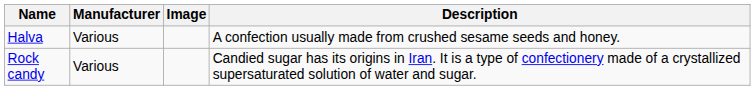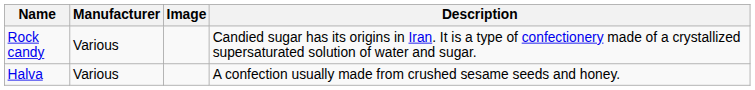rows swapped: (25, 37) <-> (26, 66)
